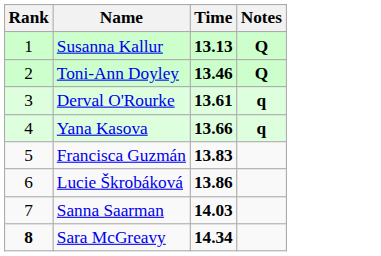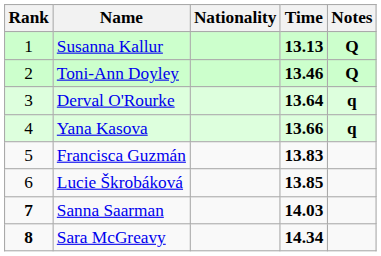+ column: (235, 18)
(213, 100) 13.61 -> (304, 100) 13.64
(213, 182) 13.86 -> (304, 182) 13.85
(29, 210) normal -> (29, 210) bold
